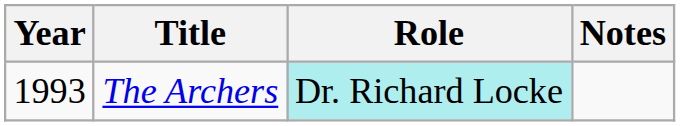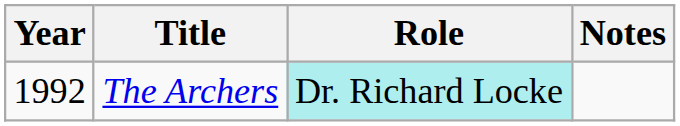(50, 90) 1993 -> (50, 90) 1992
